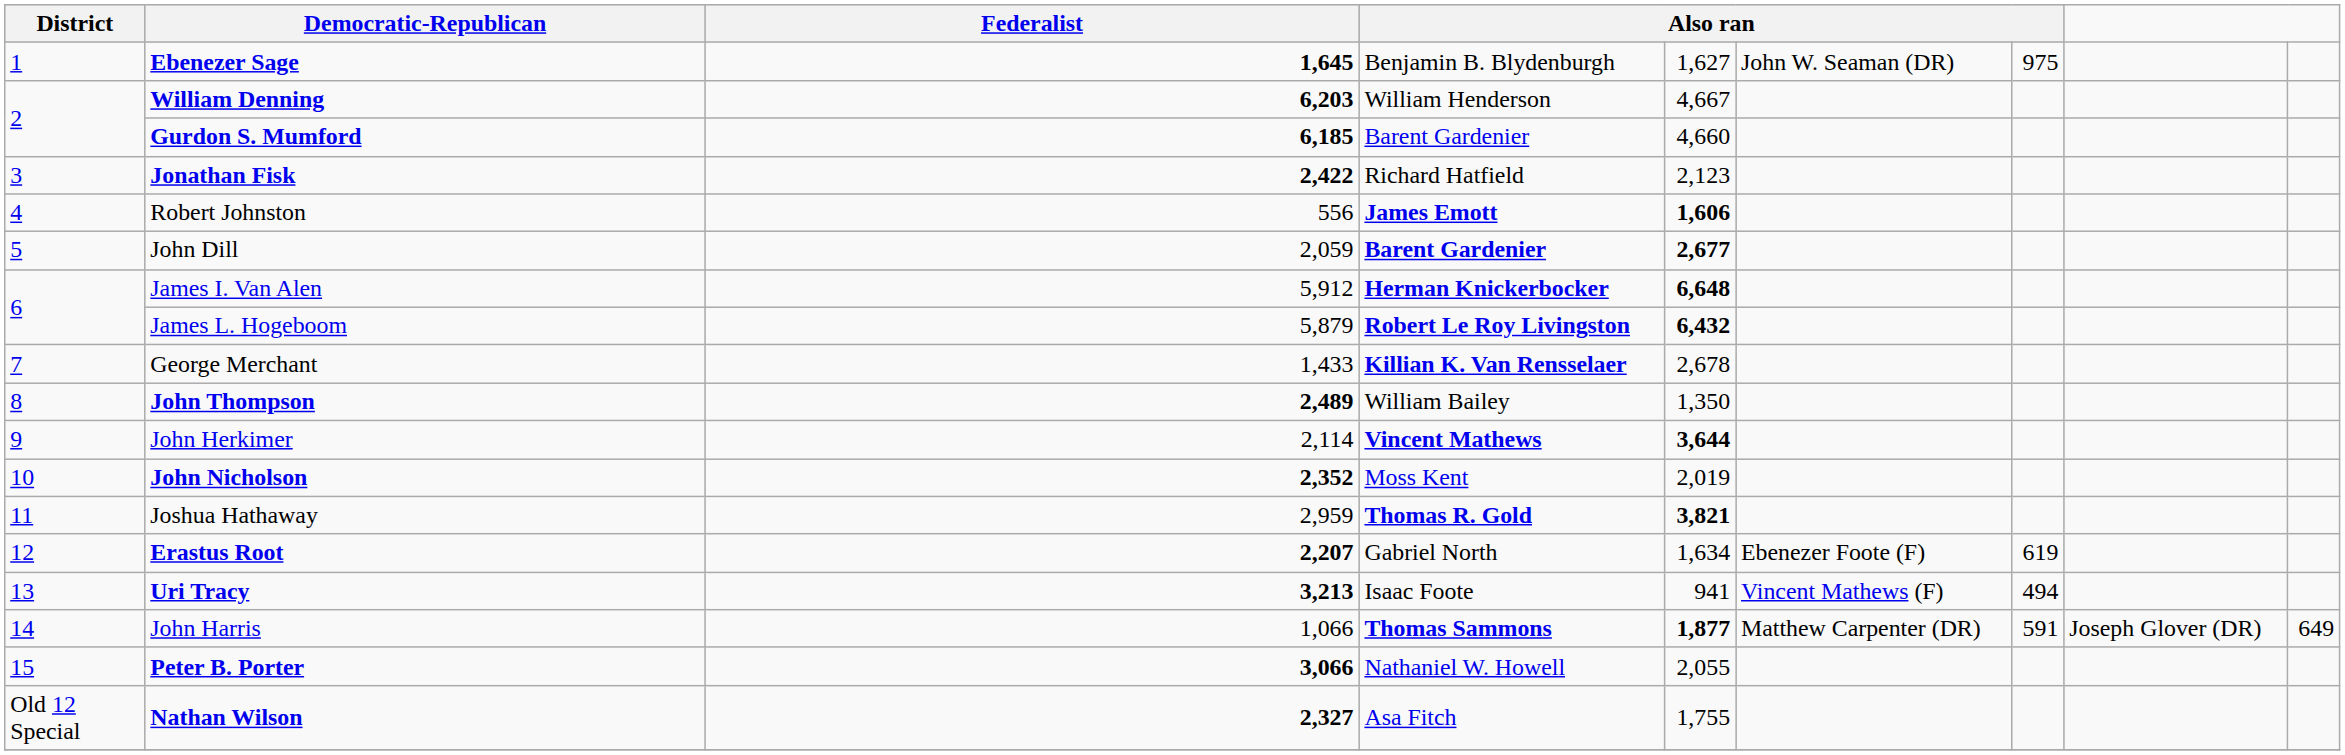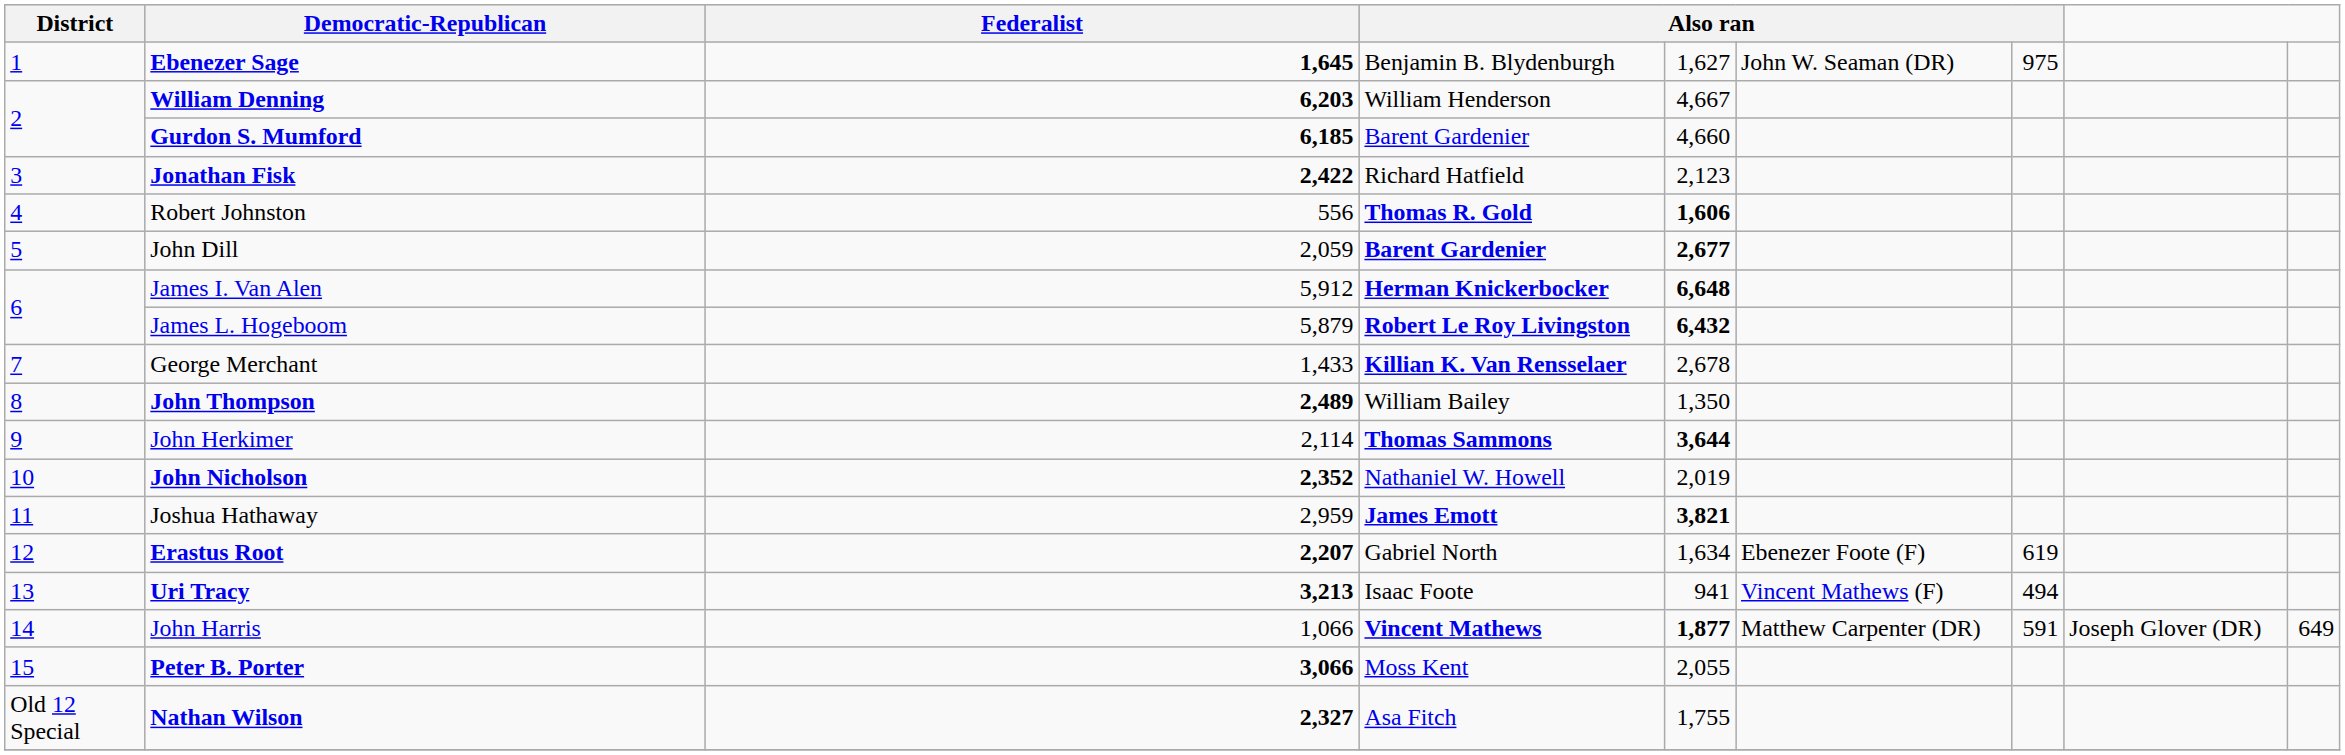(1431, 212) James Emott -> (1448, 212) Thomas R. Gold
(1453, 439) Vincent Mathews -> (1458, 439) Thomas Sammons
(1416, 477) Moss Kent -> (1465, 477) Nathaniel W. Howell
(1448, 514) Thomas R. Gold -> (1431, 514) James Emott
(1458, 628) Thomas Sammons -> (1453, 628) Vincent Mathews
(1465, 666) Nathaniel W. Howell -> (1416, 666) Moss Kent
